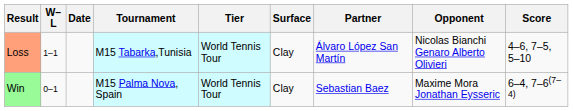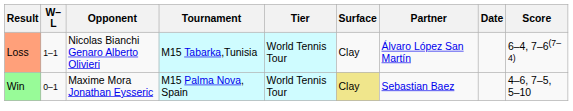columns swapped: (79, 18) <-> (459, 18)
(530, 52) 4–6, 7–5, 5–10 -> (534, 50) 6–4, 7–6(7–4)
(283, 89) no background -> (349, 86) khaki background
(534, 87) 6–4, 7–6(7–4) -> (530, 86) 4–6, 7–5, 5–10
